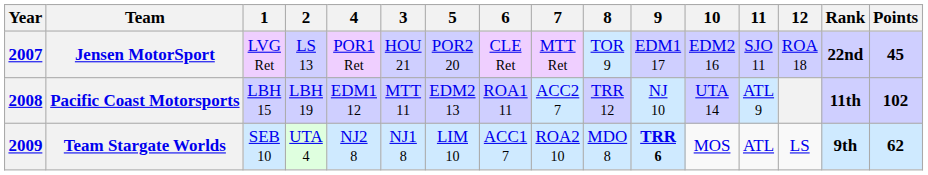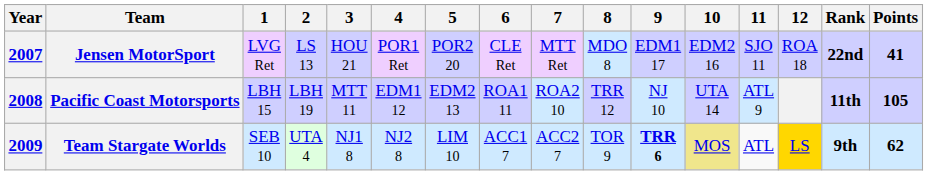columns swapped: (403, 17) <-> (354, 17)
(607, 54) TOR 9 -> (607, 54) MDO 8
(896, 54) 45 -> (896, 54) 41
(558, 100) ACC2 7 -> (558, 100) ROA2 10
(896, 100) 102 -> (896, 100) 105
(558, 146) ROA2 10 -> (558, 146) ACC2 7
(607, 146) MDO 8 -> (607, 146) TOR 9
(712, 146) no background -> (712, 146) khaki background
(800, 146) no background -> (800, 146) gold background
